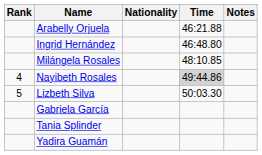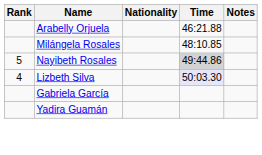- row: (76, 45)
(19, 77) 4 -> (19, 61) 5
(19, 93) 5 -> (19, 77) 4
(202, 93) no background -> (202, 77) lavender background
- row: (69, 126)
